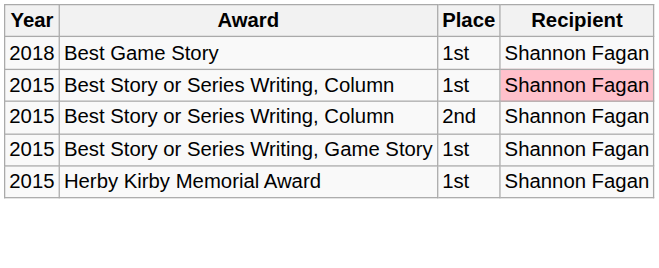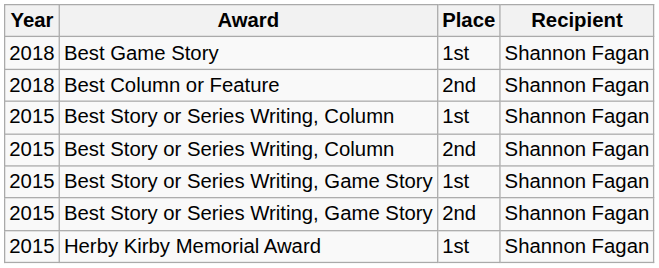+ row: (172, 85)
(577, 85) pink background -> (577, 117) no background
+ row: (248, 213)
